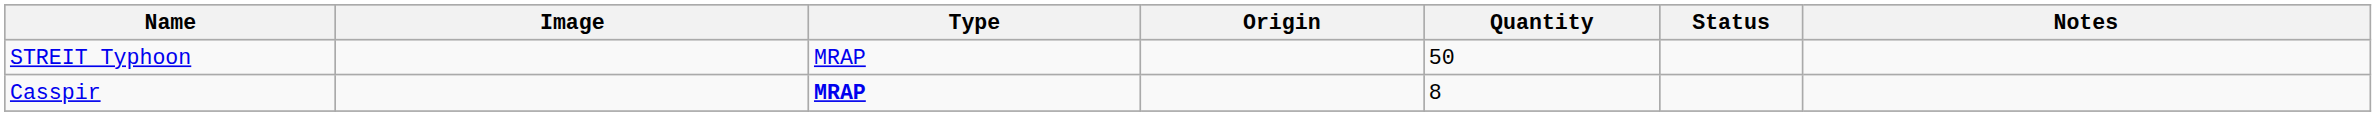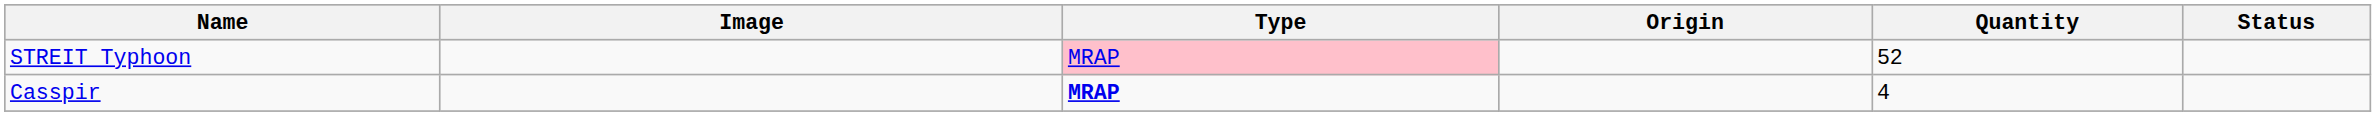- column: (2086, 22)
(840, 58) no background -> (1094, 58) pink background
(1442, 58) 50 -> (1890, 58) 52
(1435, 93) 8 -> (1883, 93) 4
